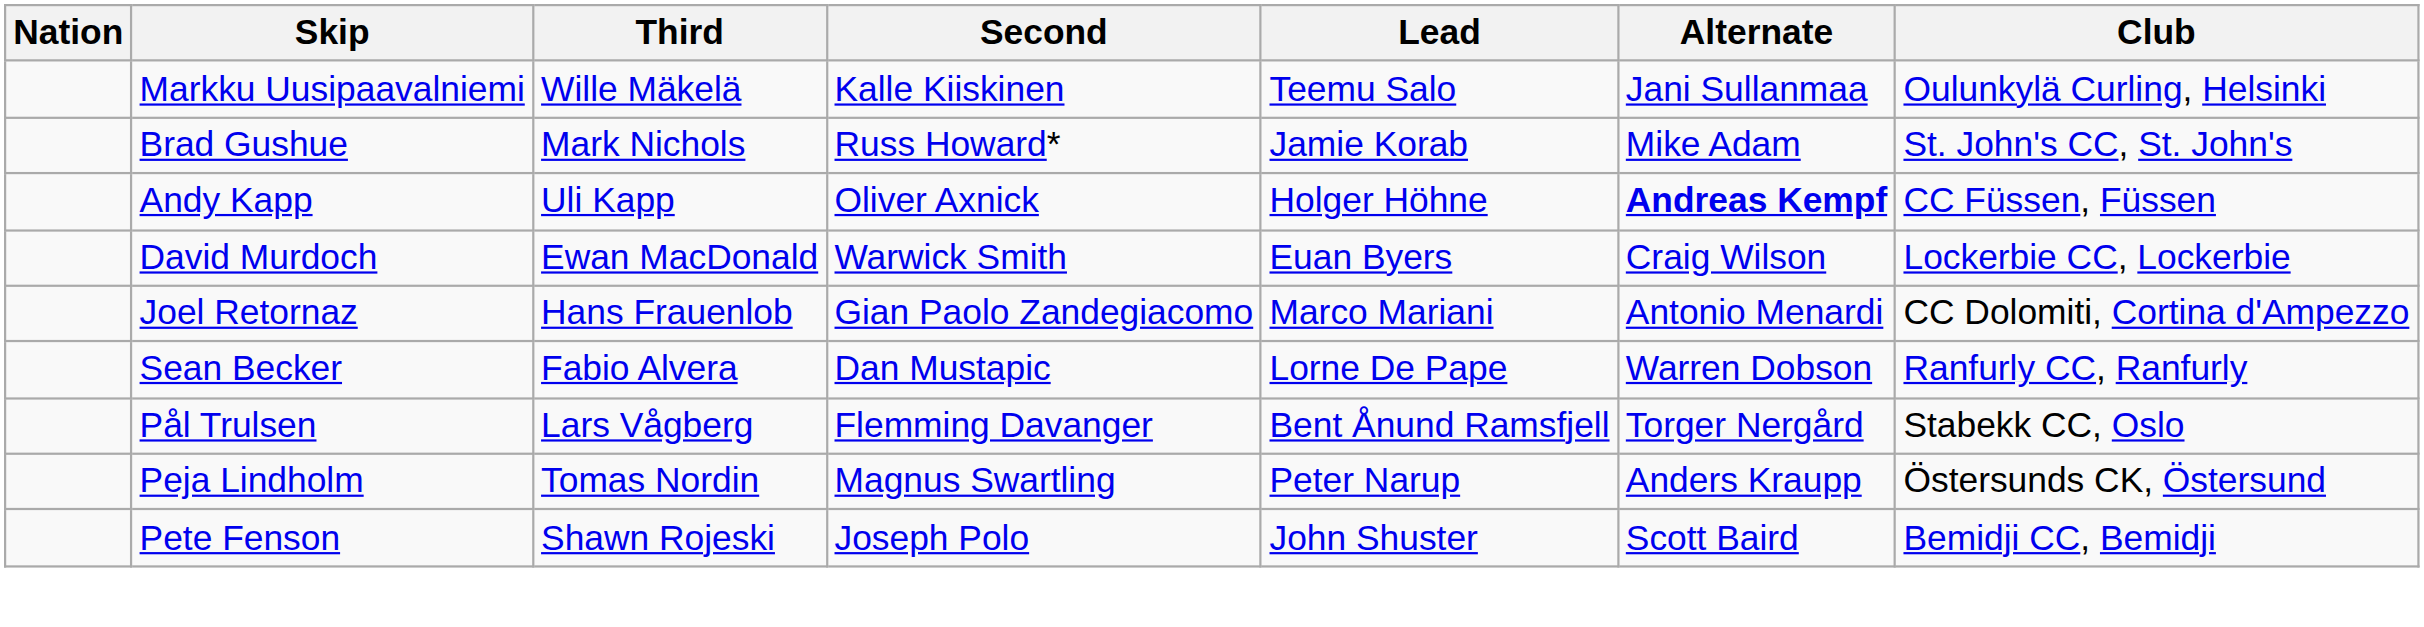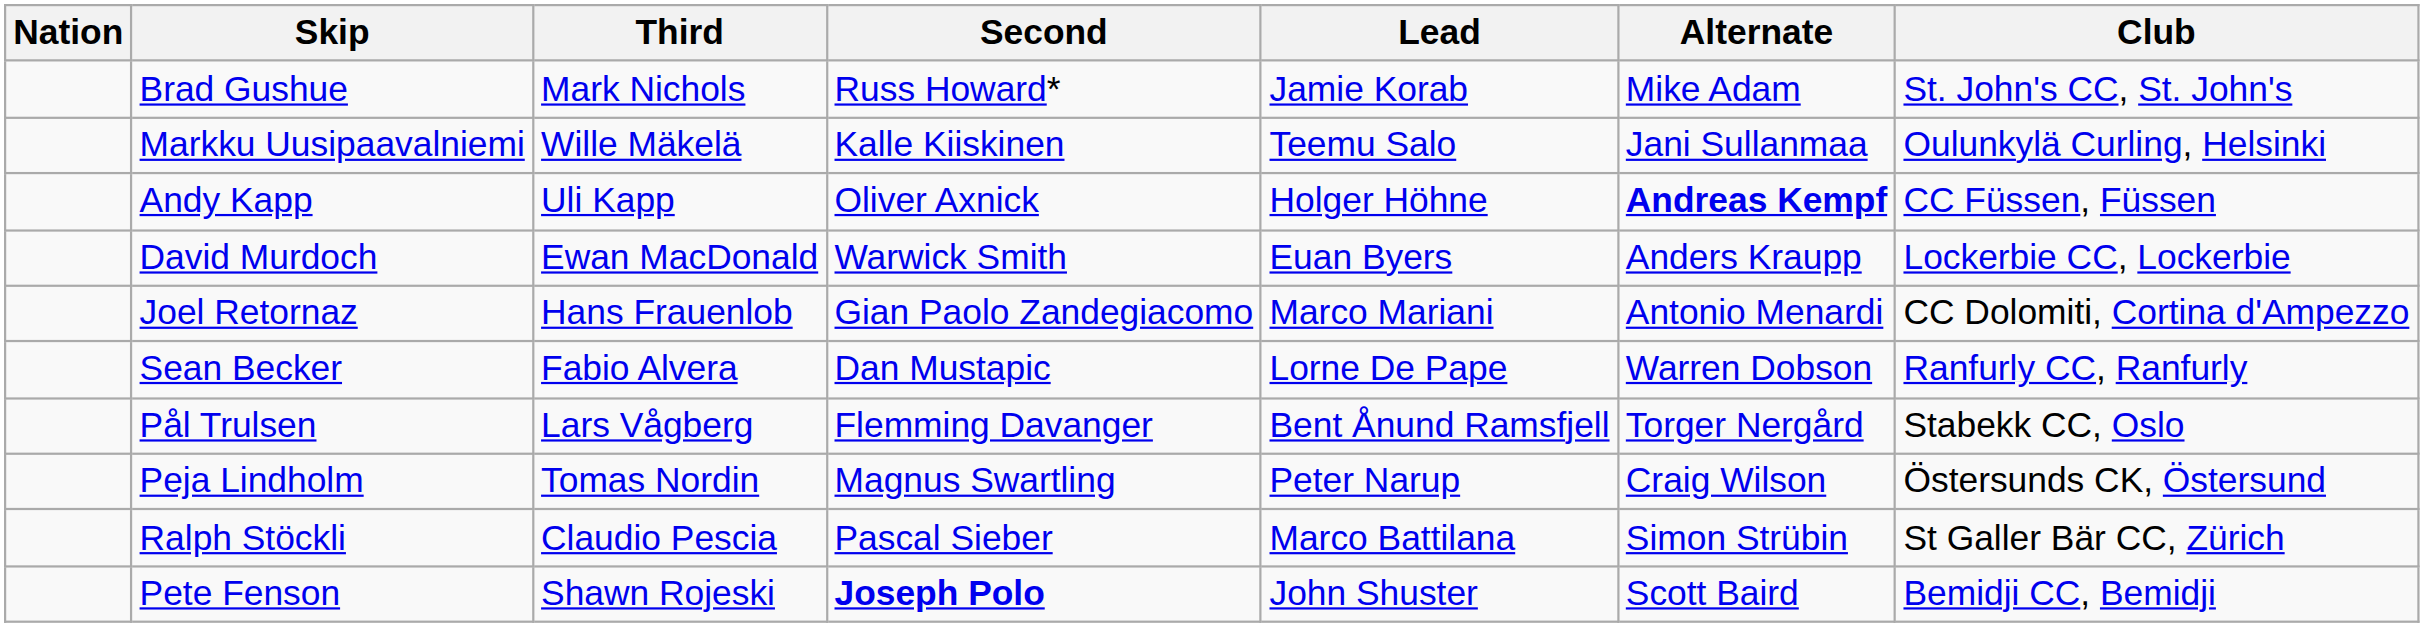rows swapped: (244, 144) <-> (332, 88)
(1726, 256) Craig Wilson -> (1744, 256) Anders Kraupp
(1744, 481) Anders Kraupp -> (1726, 481) Craig Wilson
+ row: (243, 537)
(932, 537) normal -> (940, 593) bold
